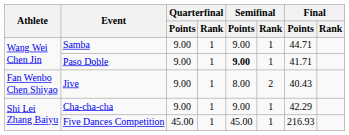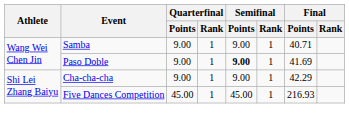(301, 45) 44.71 -> (301, 45) 40.71
(301, 62) 41.71 -> (301, 62) 41.69
- row: (71, 84)
